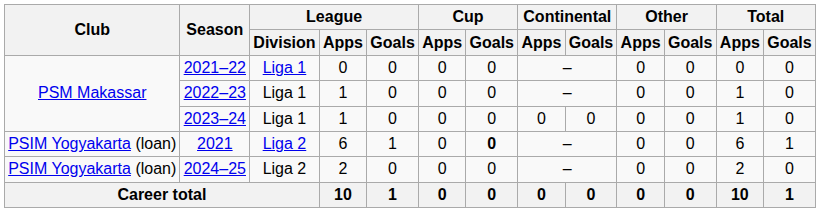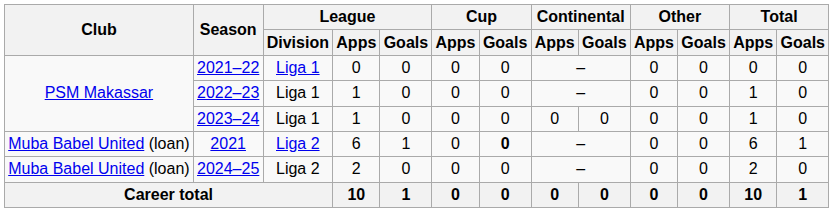(92, 144) PSIM Yogyakarta (loan) -> (99, 144) Muba Babel United (loan)
(92, 169) PSIM Yogyakarta (loan) -> (99, 169) Muba Babel United (loan)
